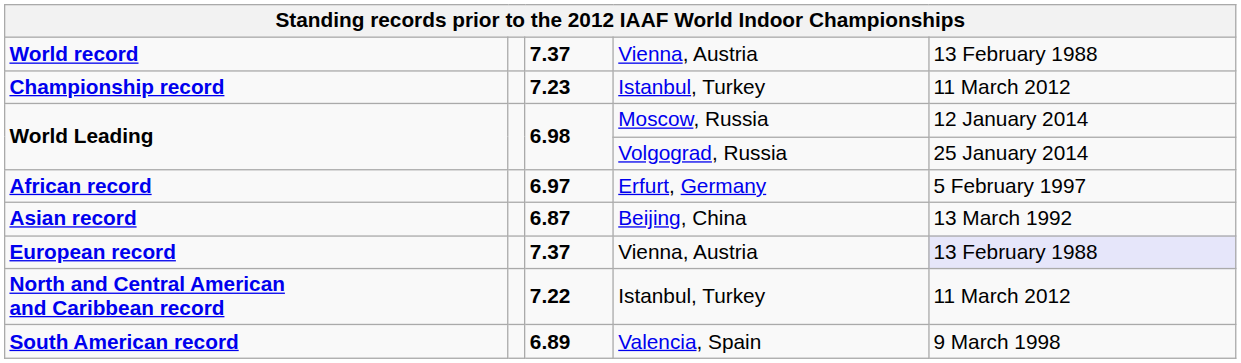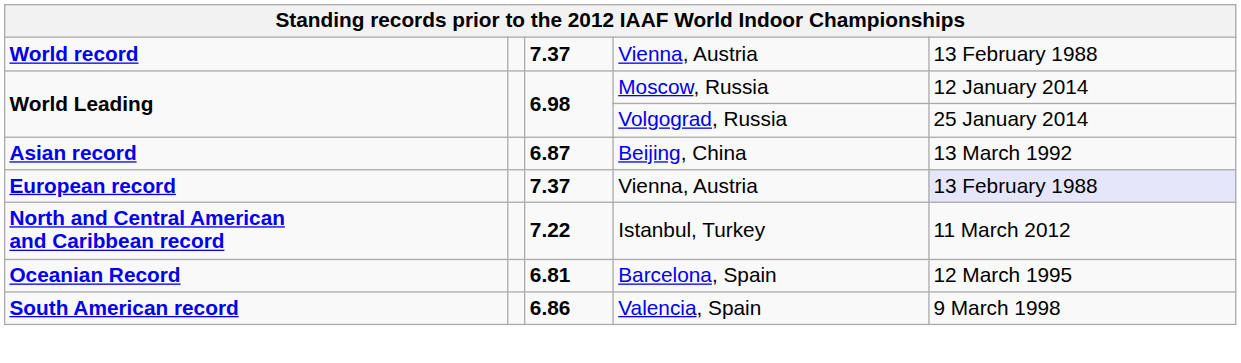- row: (117, 86)
- row: (81, 185)
+ row: (95, 275)
(550, 341) 6.89 -> (550, 308) 6.86
